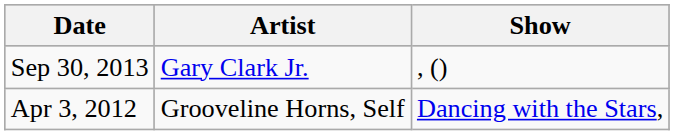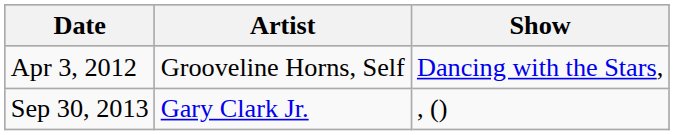rows swapped: (74, 108) <-> (80, 66)
